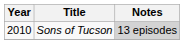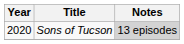(19, 30) 2010 -> (19, 30) 2020
